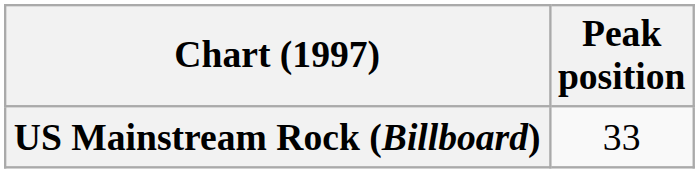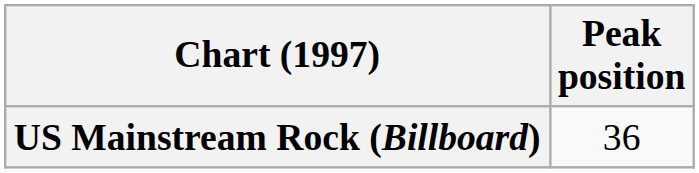(622, 136) 33 -> (622, 136) 36
